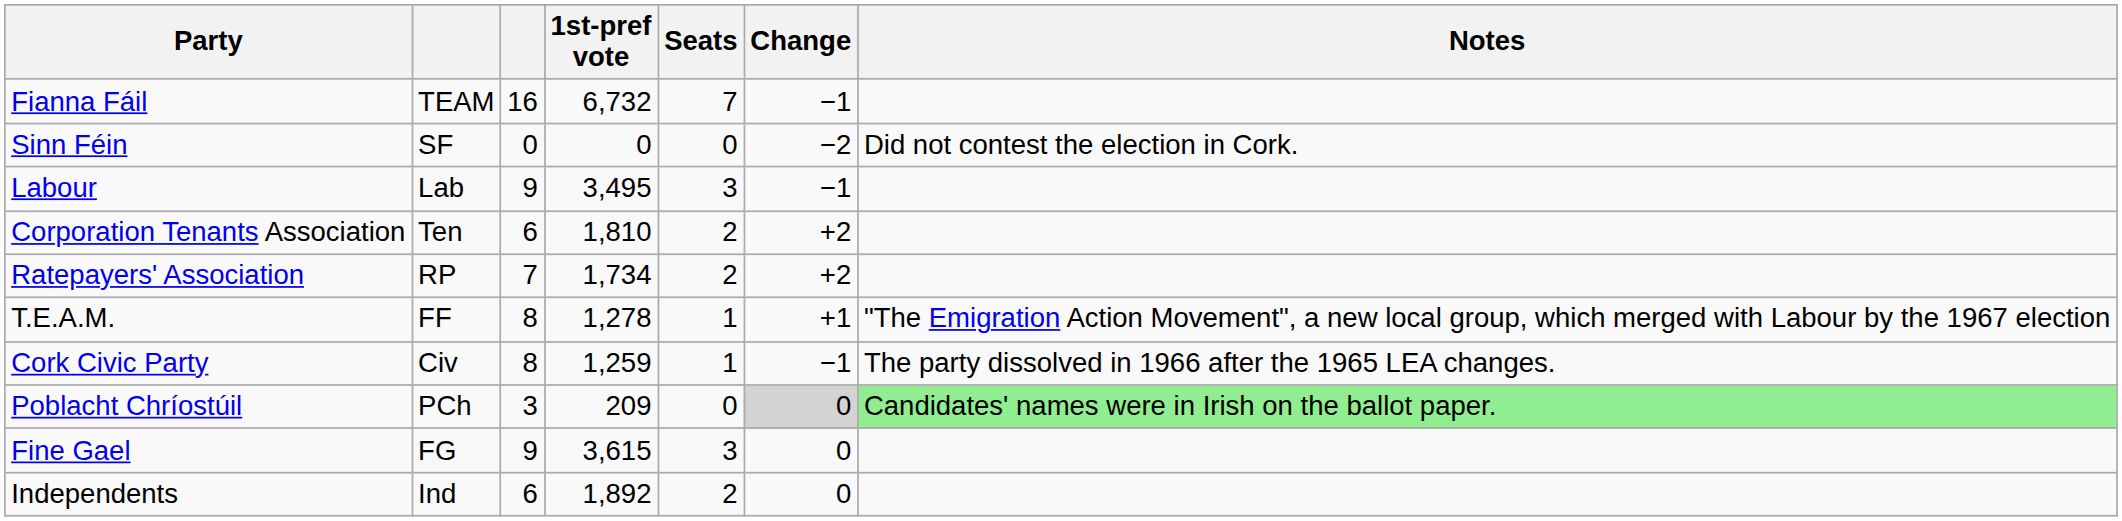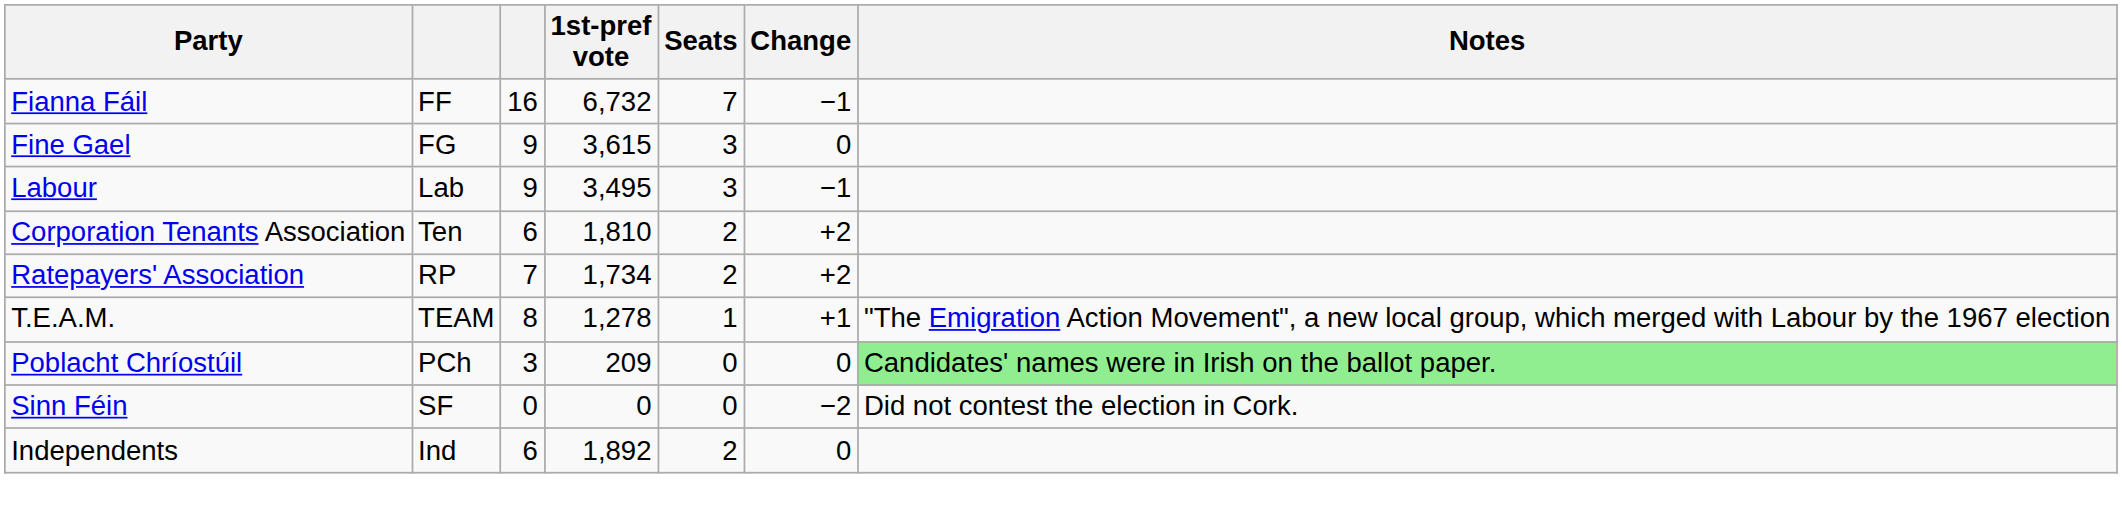(456, 100) TEAM -> (435, 100) FF
rows swapped: (71, 450) <-> (69, 144)
(435, 319) FF -> (456, 319) TEAM
- row: (110, 362)
(844, 406) lightgrey background -> (844, 362) no background
